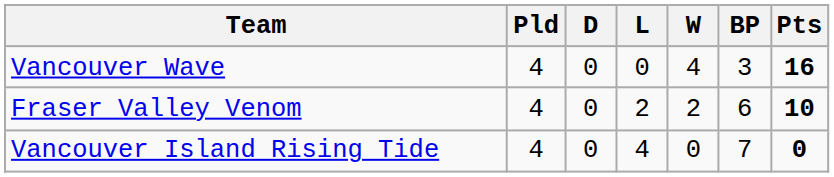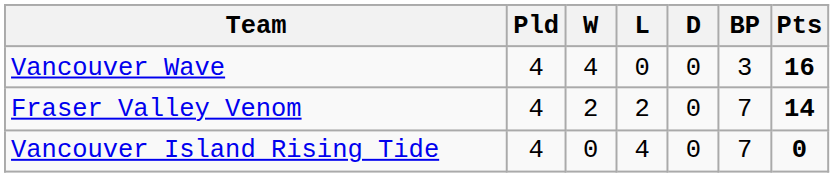columns swapped: (693, 26) <-> (591, 26)
(745, 109) 6 -> (745, 109) 7
(799, 109) 10 -> (799, 109) 14
